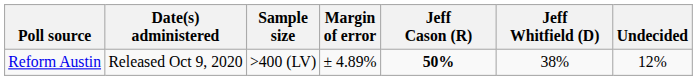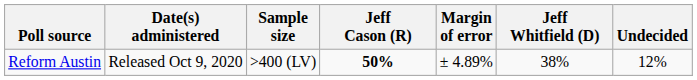columns swapped: (350, 27) <-> (438, 27)
